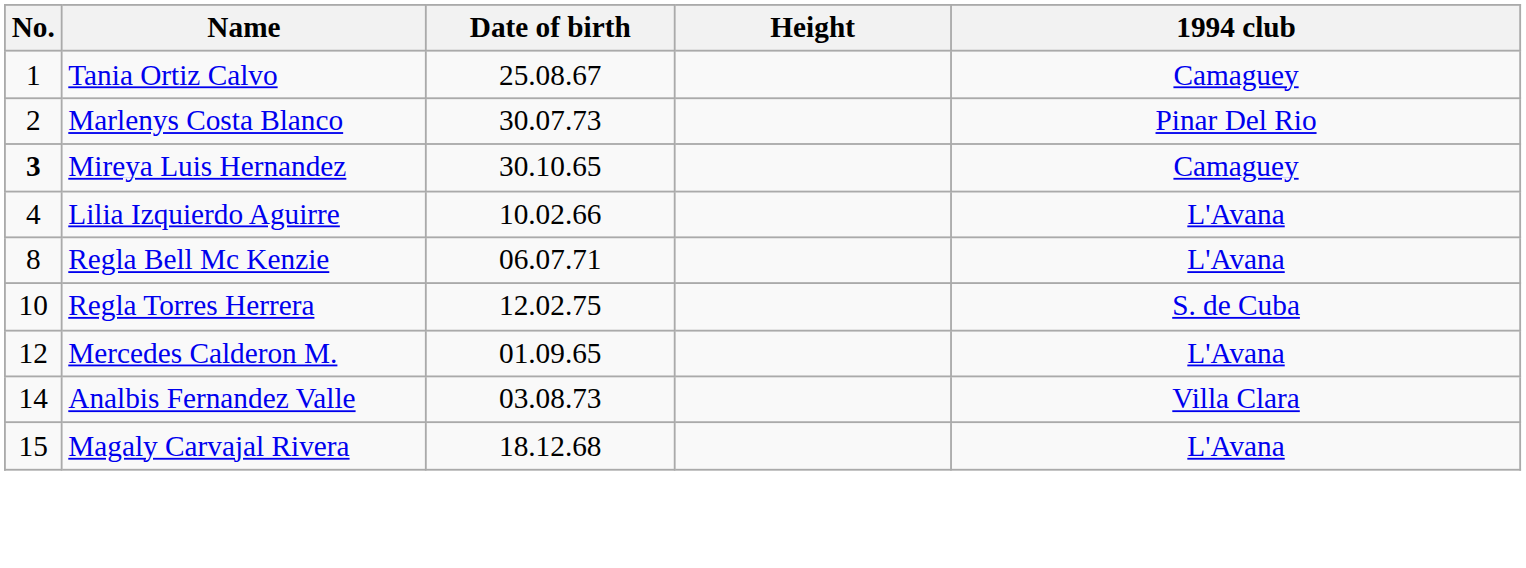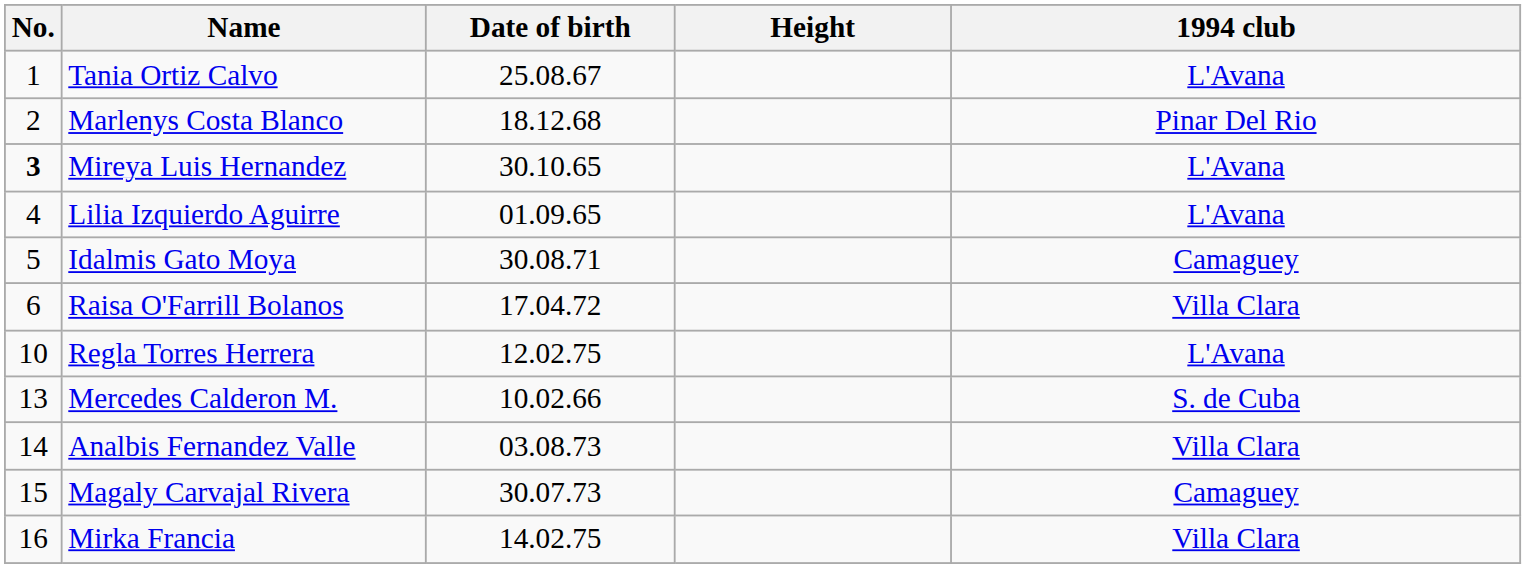(1236, 74) Camaguey -> (1236, 74) L'Avana
(550, 120) 30.07.73 -> (550, 120) 18.12.68
(1236, 167) Camaguey -> (1236, 167) L'Avana
(550, 213) 10.02.66 -> (550, 213) 01.09.65
+ row: (182, 259)
+ row: (206, 306)
- row: (199, 259)
(1236, 306) S. de Cuba -> (1236, 352) L'Avana
(33, 352) 12 -> (33, 399) 13
(550, 352) 01.09.65 -> (550, 399) 10.02.66
(1236, 352) L'Avana -> (1236, 399) S. de Cuba
(550, 445) 18.12.68 -> (550, 492) 30.07.73
(1236, 445) L'Avana -> (1236, 492) Camaguey
+ row: (152, 538)
